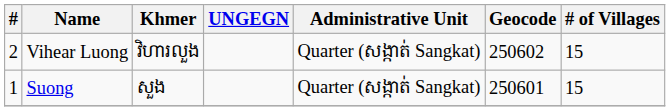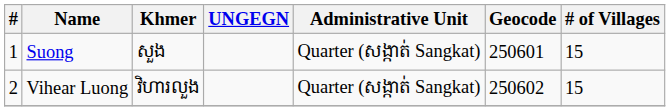rows swapped: (50, 87) <-> (77, 51)
